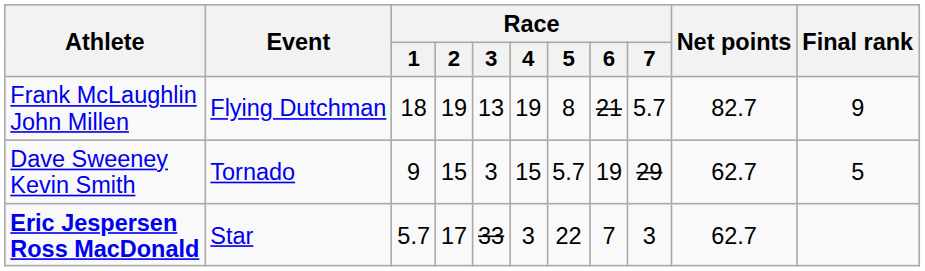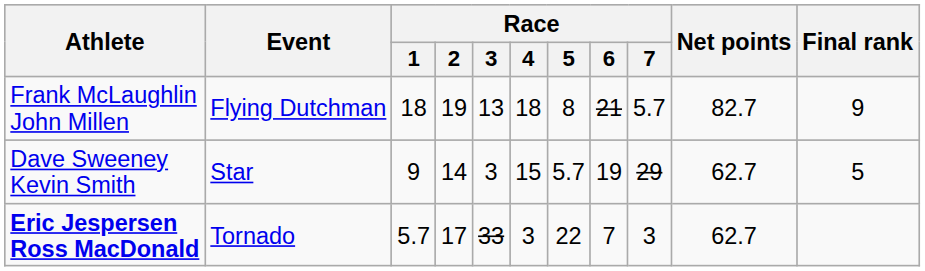(528, 109) 19 -> (528, 109) 18
(253, 172) Tornado -> (232, 172) Star
(454, 172) 15 -> (454, 172) 14
(232, 235) Star -> (253, 235) Tornado
